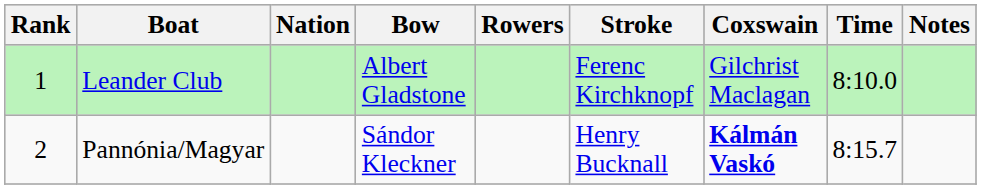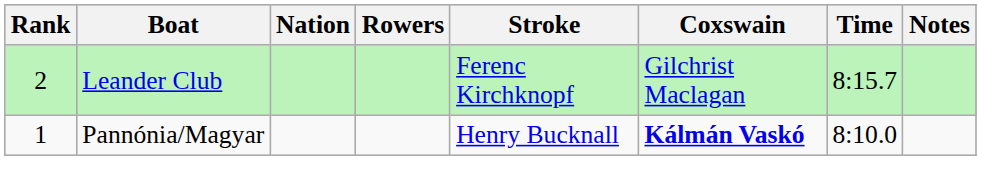- column: (416, 24)
(41, 79) 1 -> (41, 79) 2
(865, 79) 8:10.0 -> (865, 79) 8:15.7
(41, 149) 2 -> (41, 134) 1
(865, 149) 8:15.7 -> (865, 134) 8:10.0
